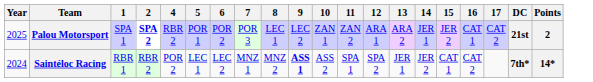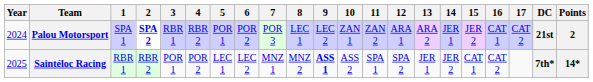+ column: (173, 12)
(17, 34) 2025 -> (17, 34) 2024
(17, 63) 2024 -> (17, 63) 2025
